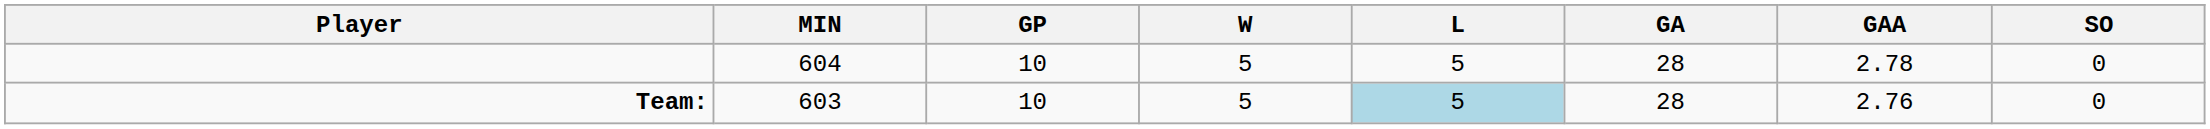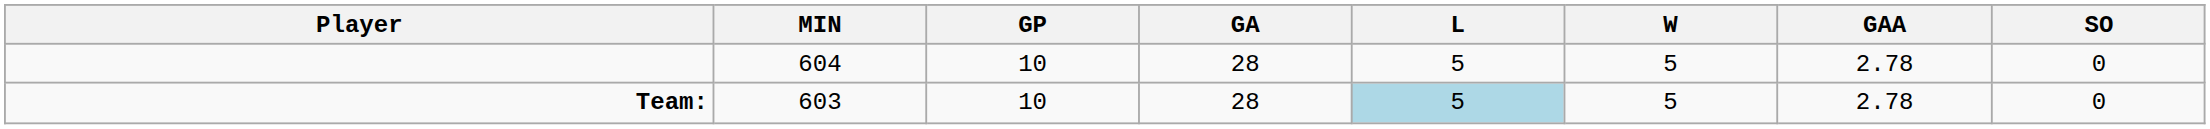columns swapped: (1245, 25) <-> (1670, 25)
(1885, 103) 2.76 -> (1885, 103) 2.78
